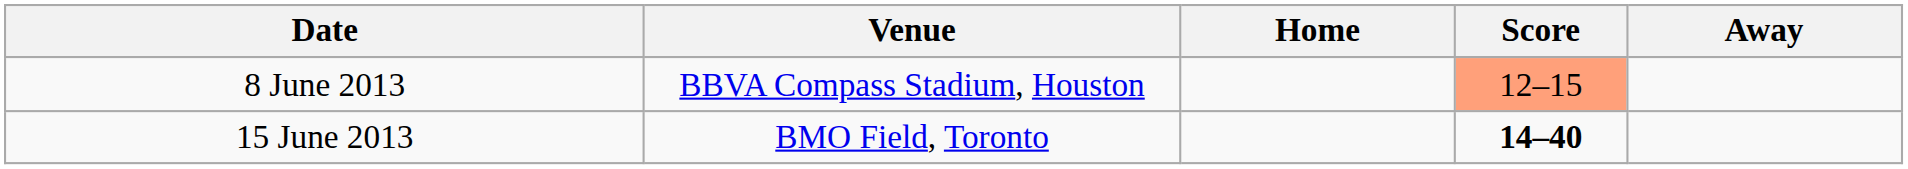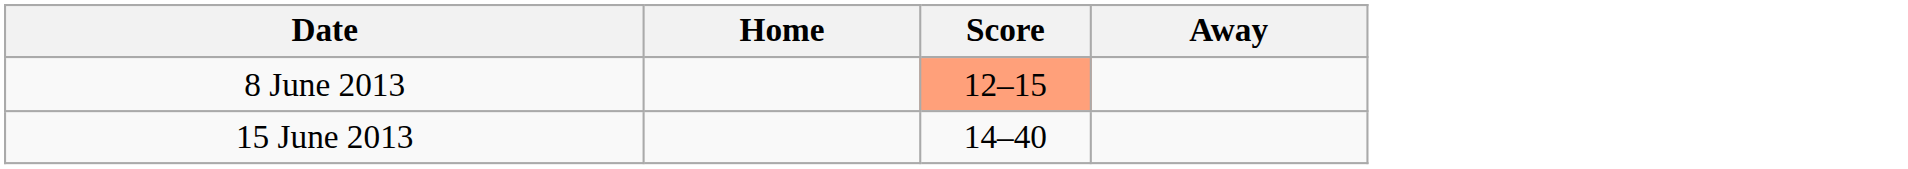- column: (912, 30)
(1541, 136) bold -> (1005, 136) normal
